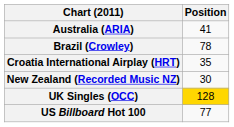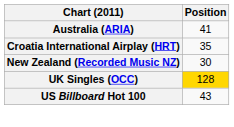- row: (93, 46)
(206, 113) 77 -> (206, 96) 43
